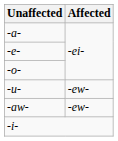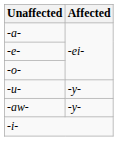(78, 88) -ew- -> (74, 88) -y-
(78, 107) -ew- -> (74, 107) -y-
